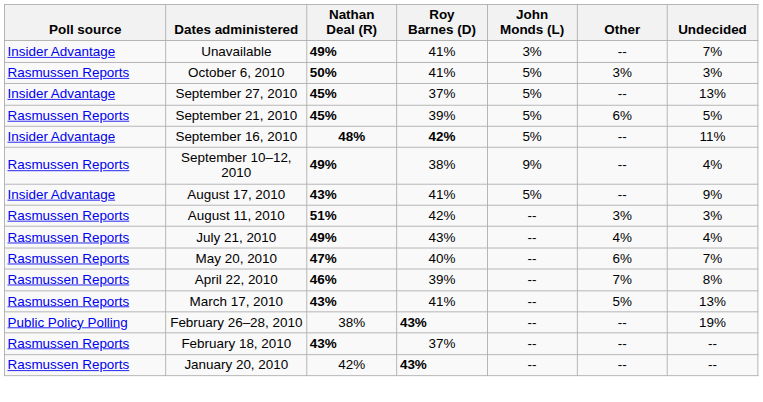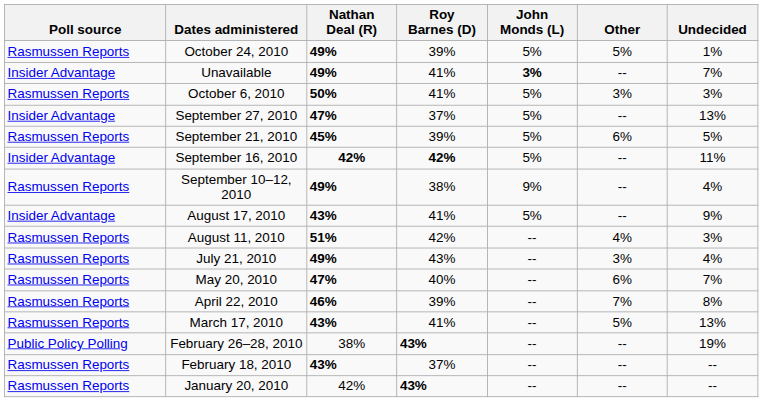+ row: (236, 51)
(532, 51) normal -> (532, 72) bold
(323, 94) 45% -> (323, 115) 47%
(352, 136) 48% -> (352, 158) 42%
(622, 215) 3% -> (622, 237) 4%
(622, 237) 4% -> (622, 258) 3%
